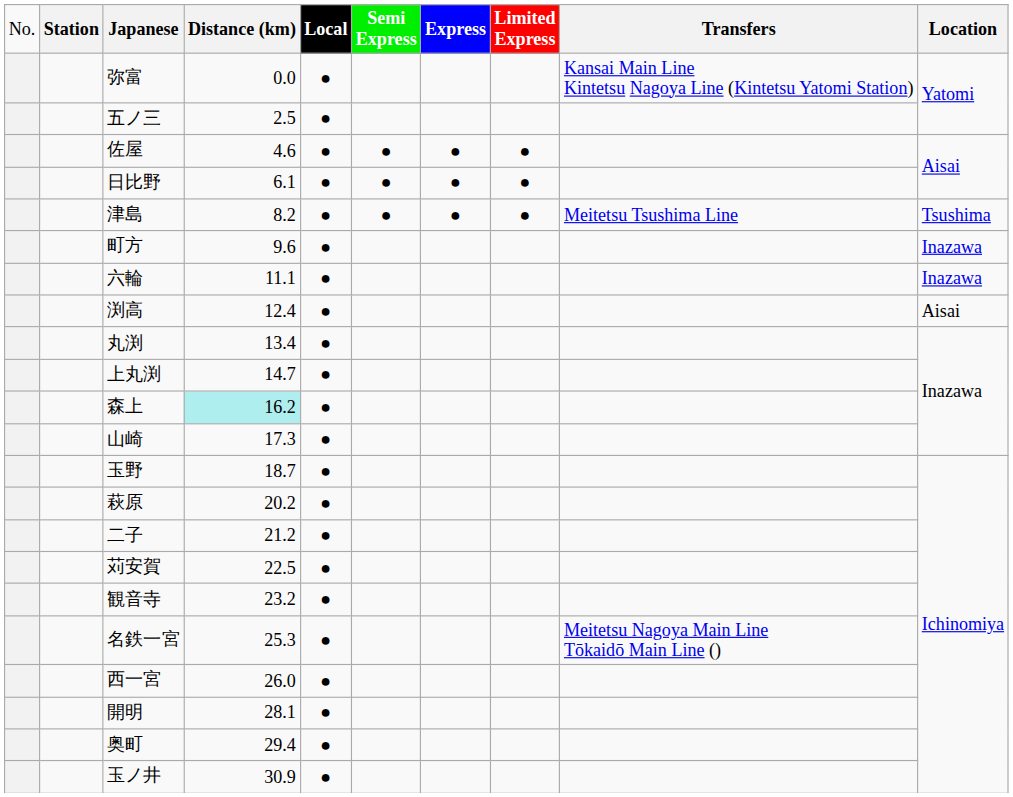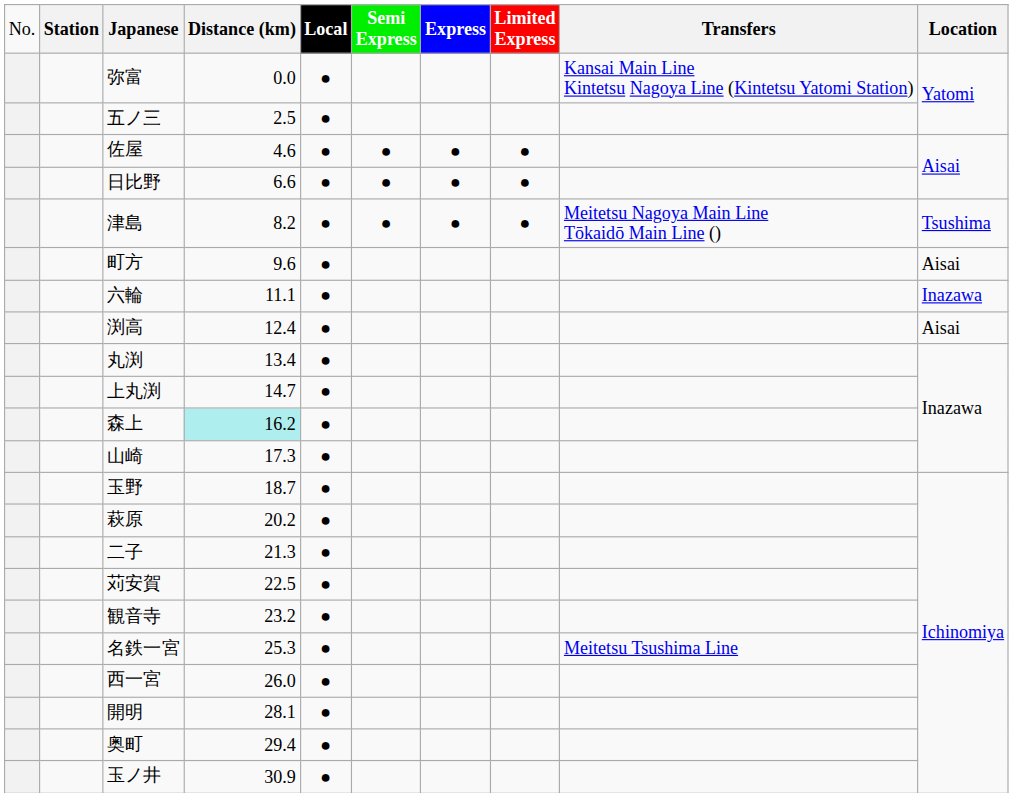(285, 182) 6.1 -> (285, 182) 6.6
(651, 214) Meitetsu Tsushima Line -> (666, 223) Meitetsu Nagoya Main Line Tōkaidō Main Line ()
(952, 246) Inazawa -> (941, 263) Aisai
(280, 535) 21.2 -> (280, 552) 21.3
(666, 640) Meitetsu Nagoya Main Line Tōkaidō Main Line () -> (651, 648) Meitetsu Tsushima Line
